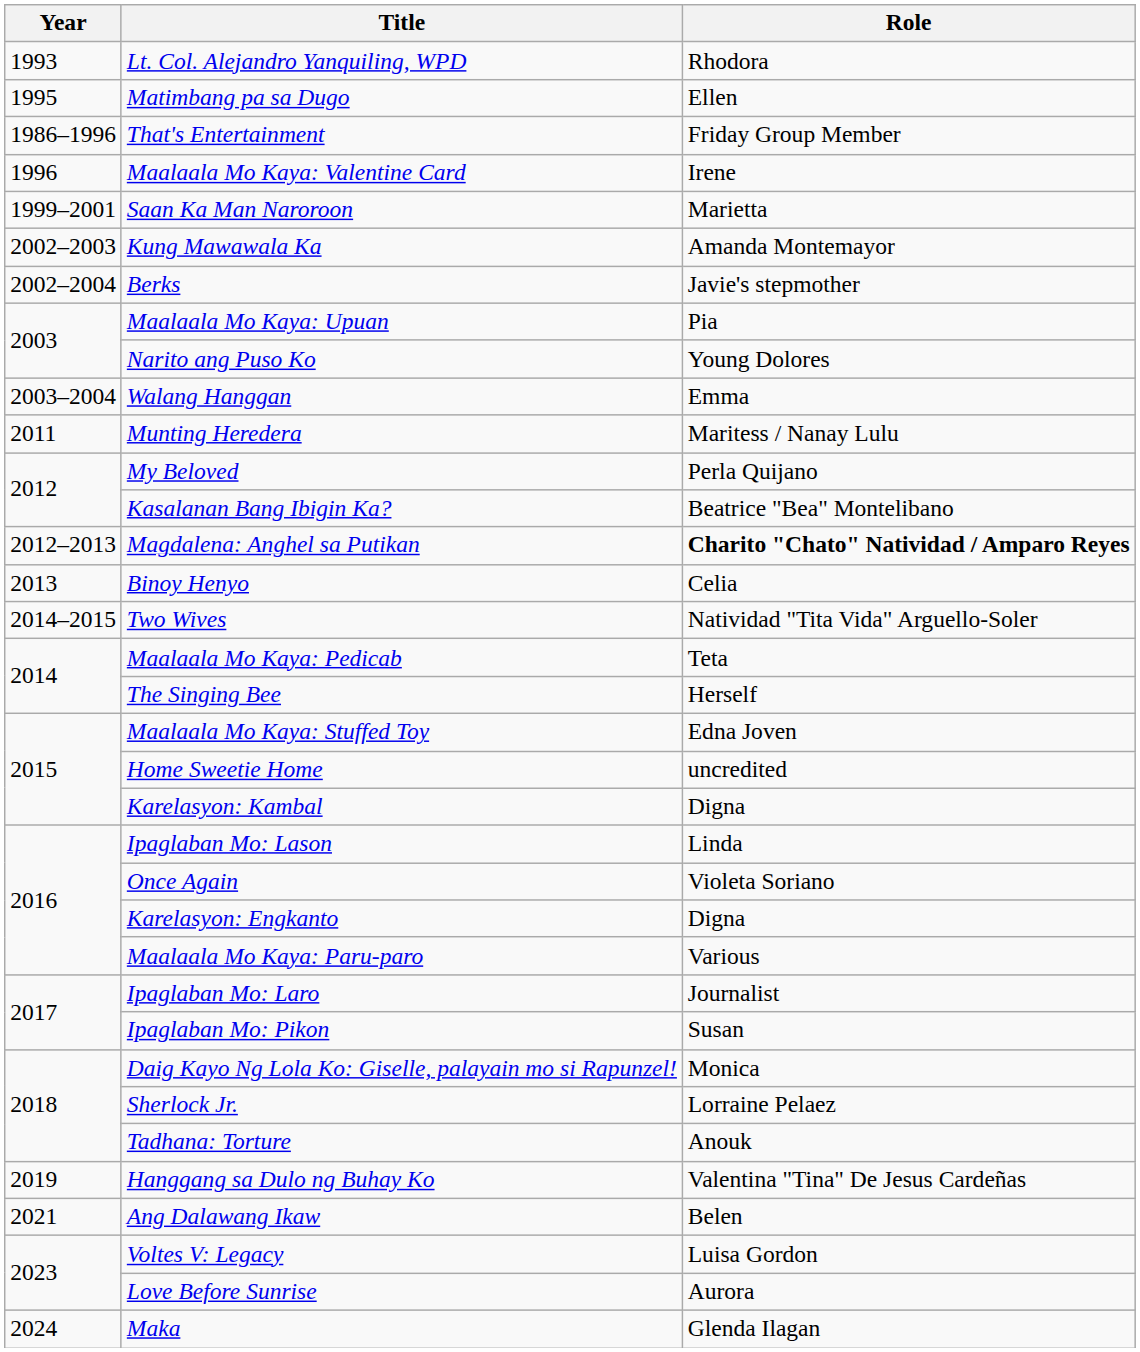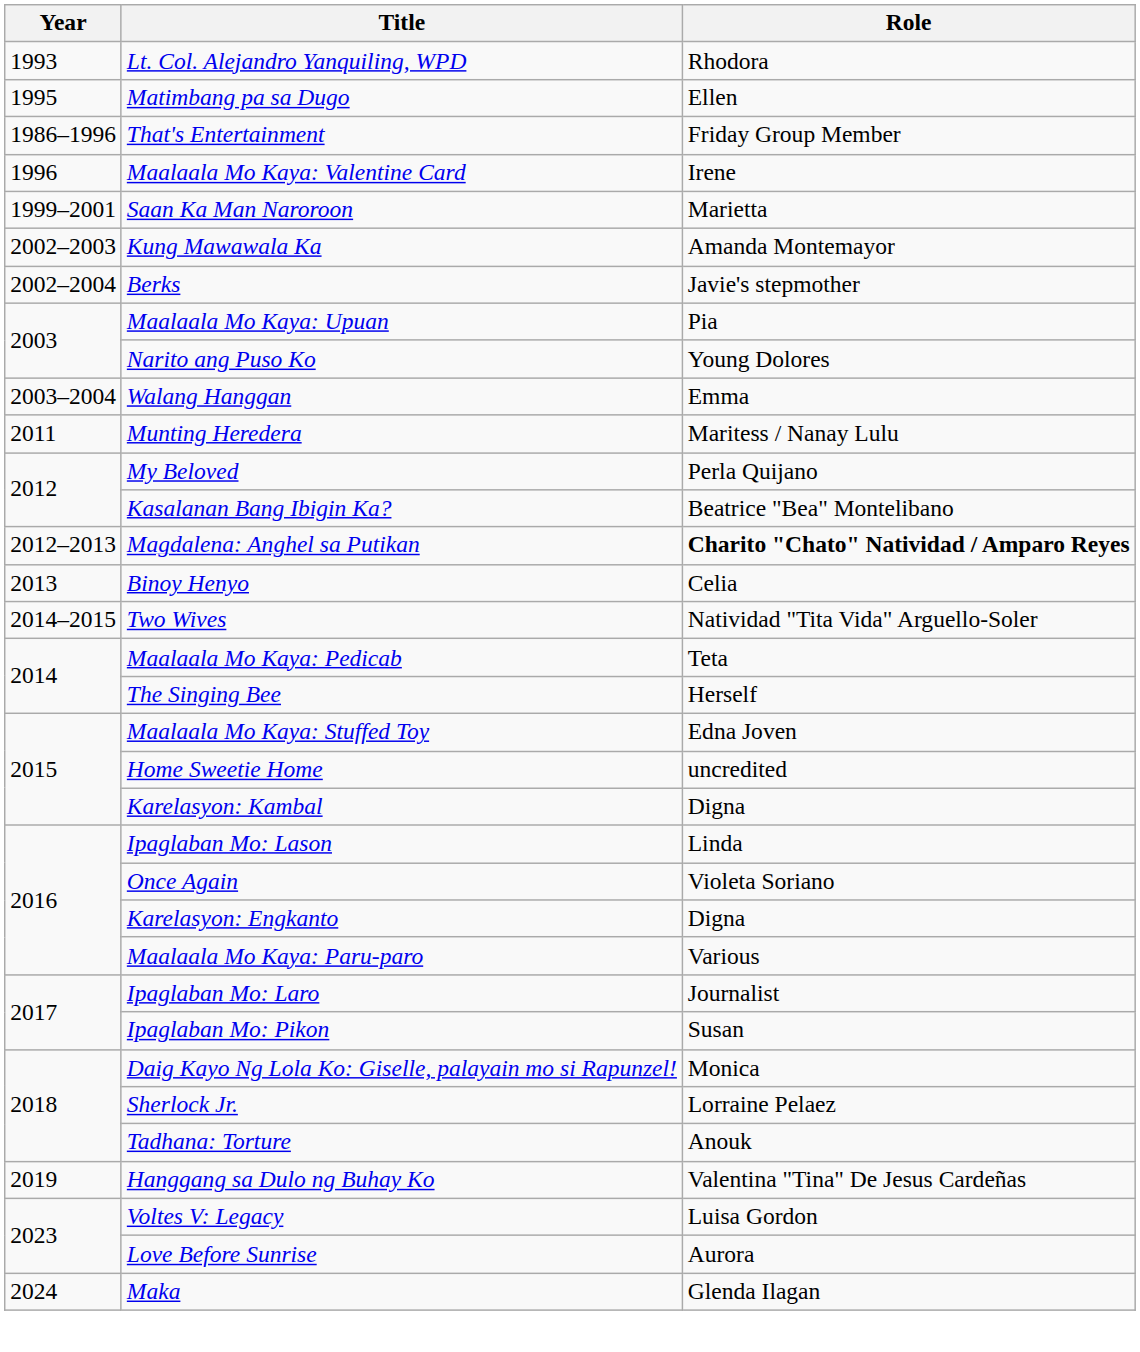- row: (224, 1216)
